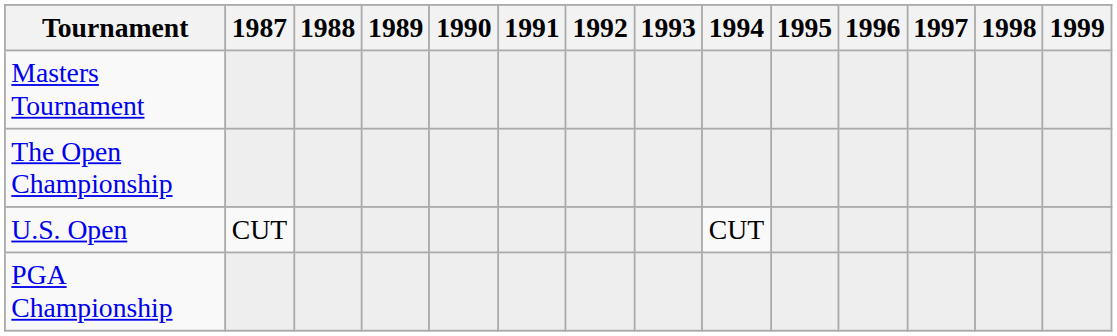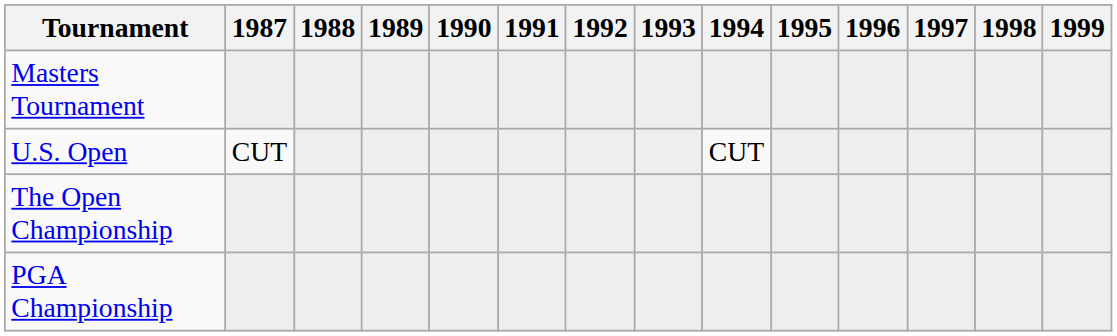rows swapped: (69, 229) <-> (92, 167)
